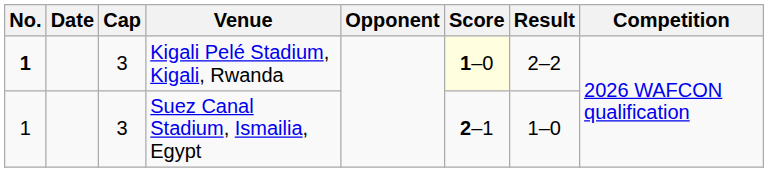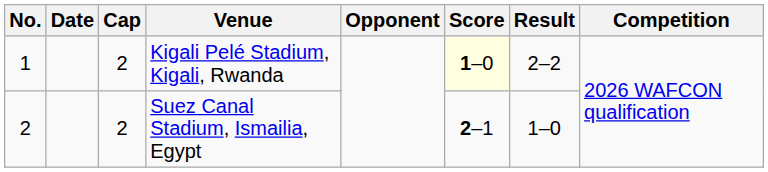(25, 63) bold -> (25, 63) normal
(122, 63) 3 -> (122, 63) 2
(25, 128) 1 -> (25, 128) 2
(122, 128) 3 -> (122, 128) 2
